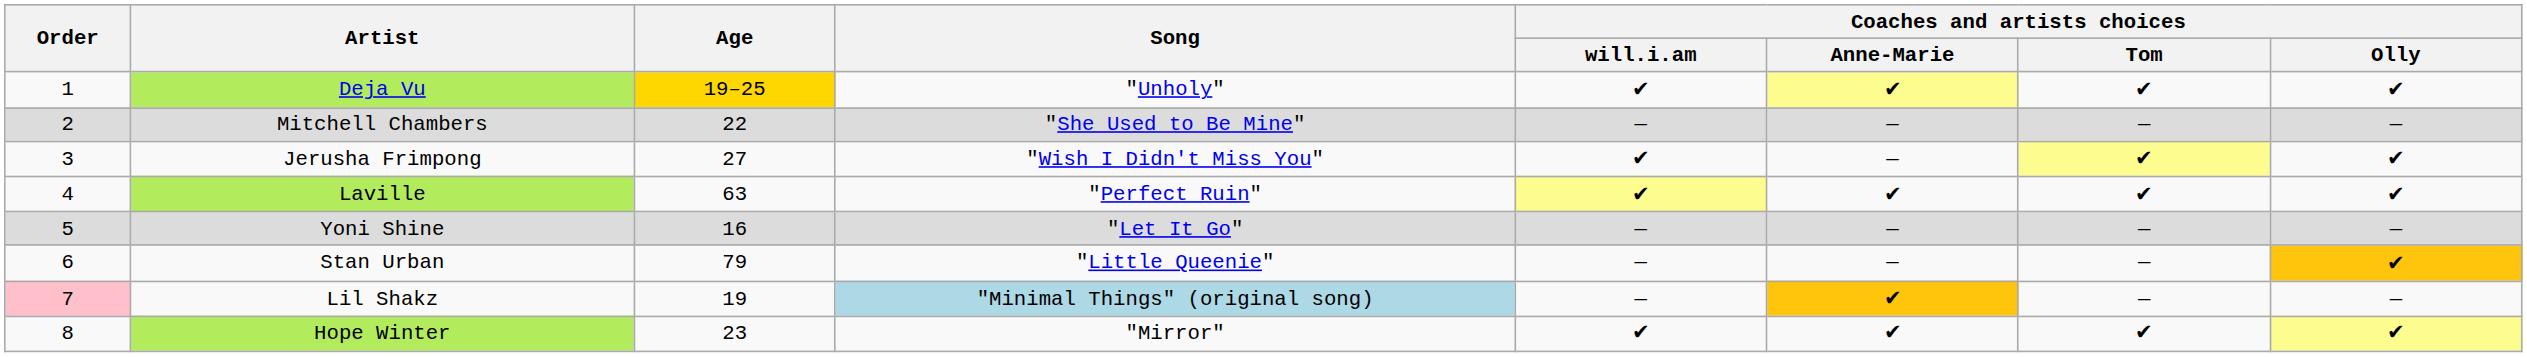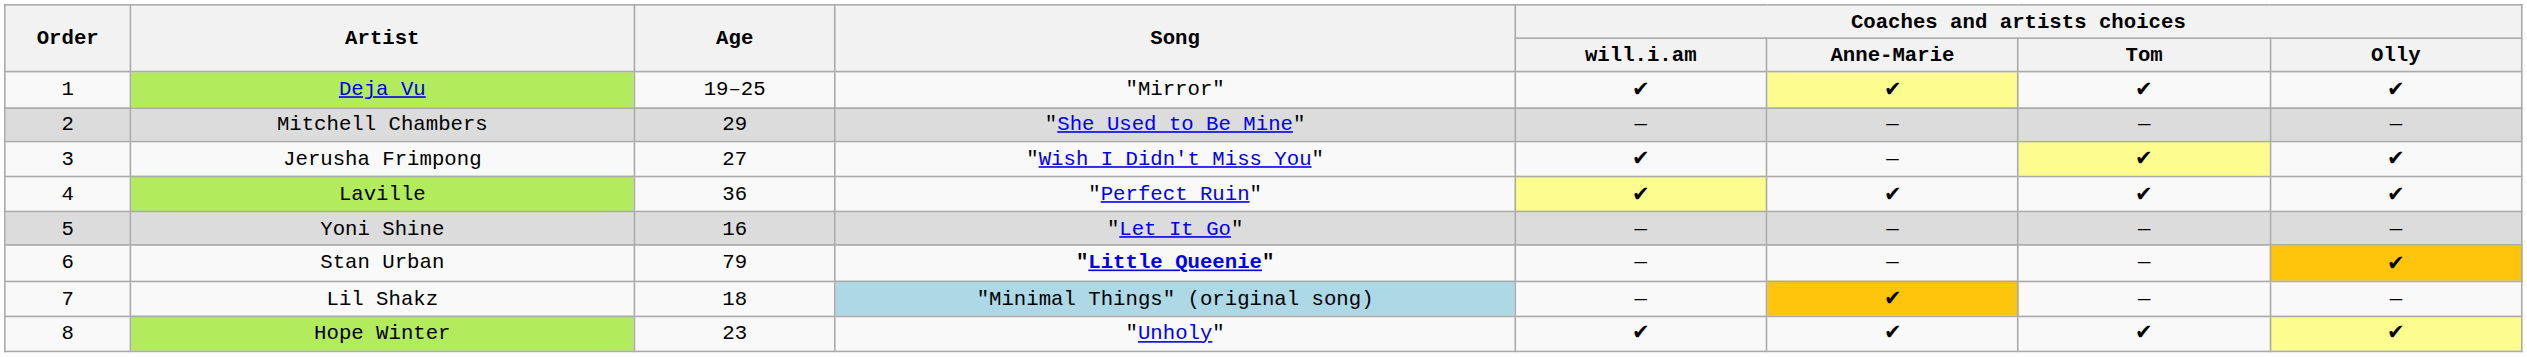(735, 90) gold background -> (735, 90) no background
(1175, 90) "Unholy" -> (1175, 90) "Mirror"
(735, 124) 22 -> (735, 124) 29
(735, 194) 63 -> (735, 194) 36
(1175, 263) normal -> (1175, 263) bold
(68, 298) pink background -> (68, 298) no background
(735, 298) 19 -> (735, 298) 18
(1175, 334) "Mirror" -> (1175, 334) "Unholy"
